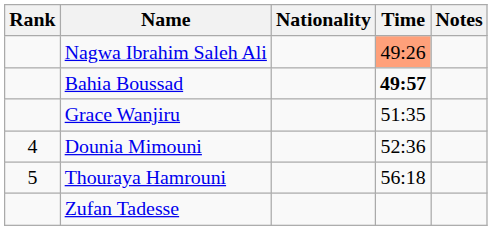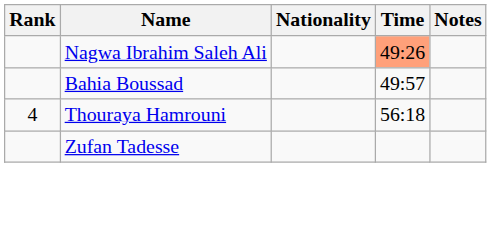(403, 83) bold -> (403, 83) normal
- row: (122, 114)
- row: (133, 146)
(32, 177) 5 -> (32, 114) 4
